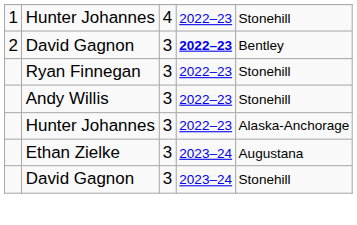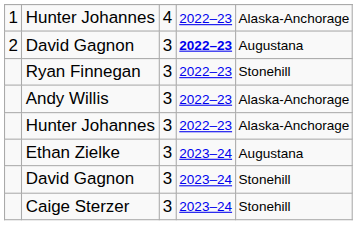(265, 18) Stonehill -> (294, 18) Alaska-Anchorage
(261, 45) Bentley -> (271, 45) Augustana
(265, 99) Stonehill -> (294, 99) Alaska-Anchorage
+ row: (13, 206)
